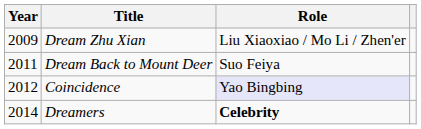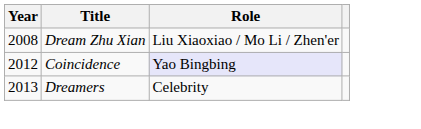(23, 40) 2009 -> (23, 40) 2008
- row: (129, 64)
(23, 111) 2014 -> (23, 87) 2013
(249, 111) bold -> (180, 87) normal
